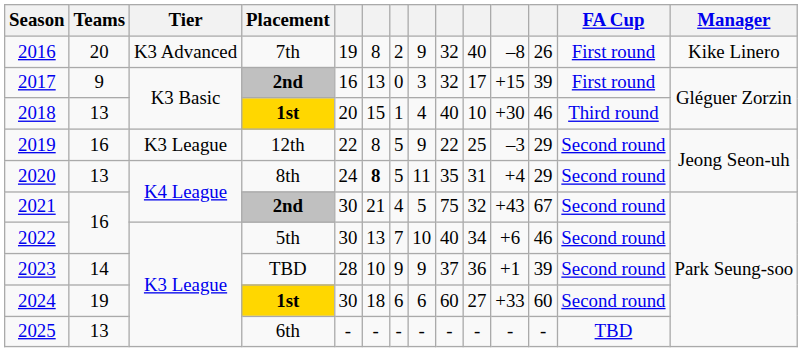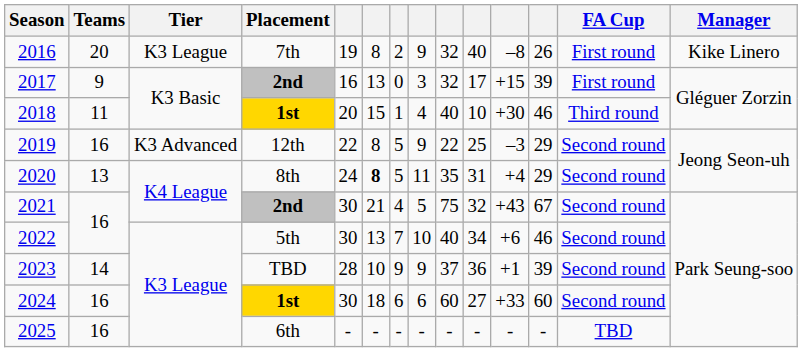(186, 51) K3 Advanced -> (186, 51) K3 League
(99, 113) 13 -> (99, 113) 11
(186, 144) K3 League -> (186, 144) K3 Advanced
(99, 300) 19 -> (99, 300) 16
(99, 331) 13 -> (99, 331) 16
